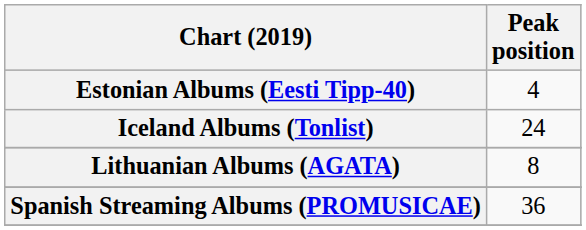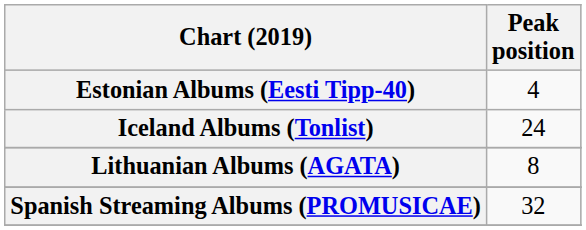(533, 205) 36 -> (533, 205) 32
